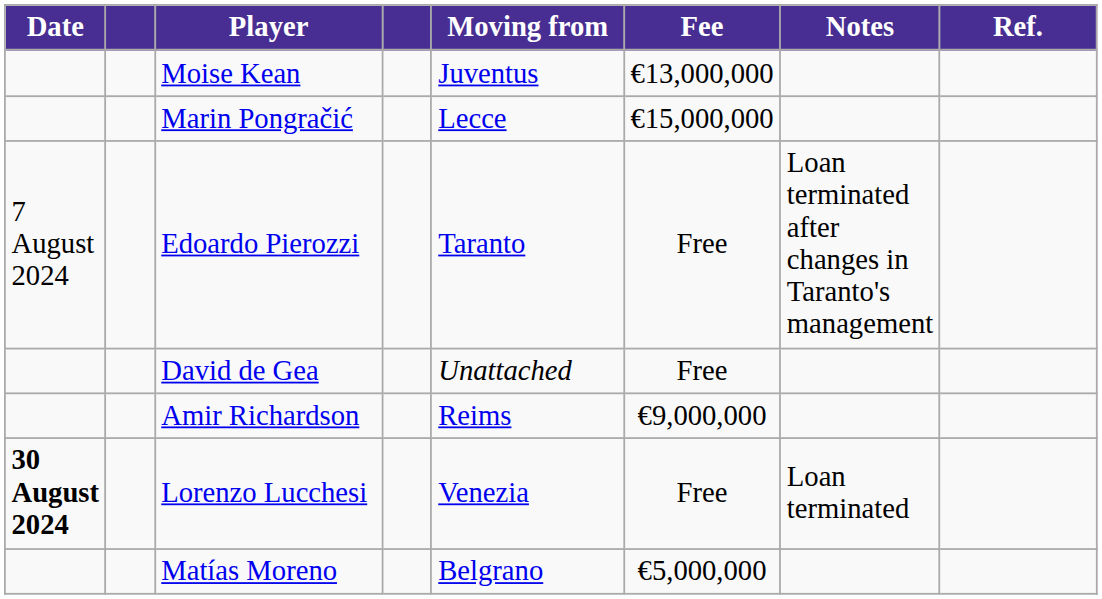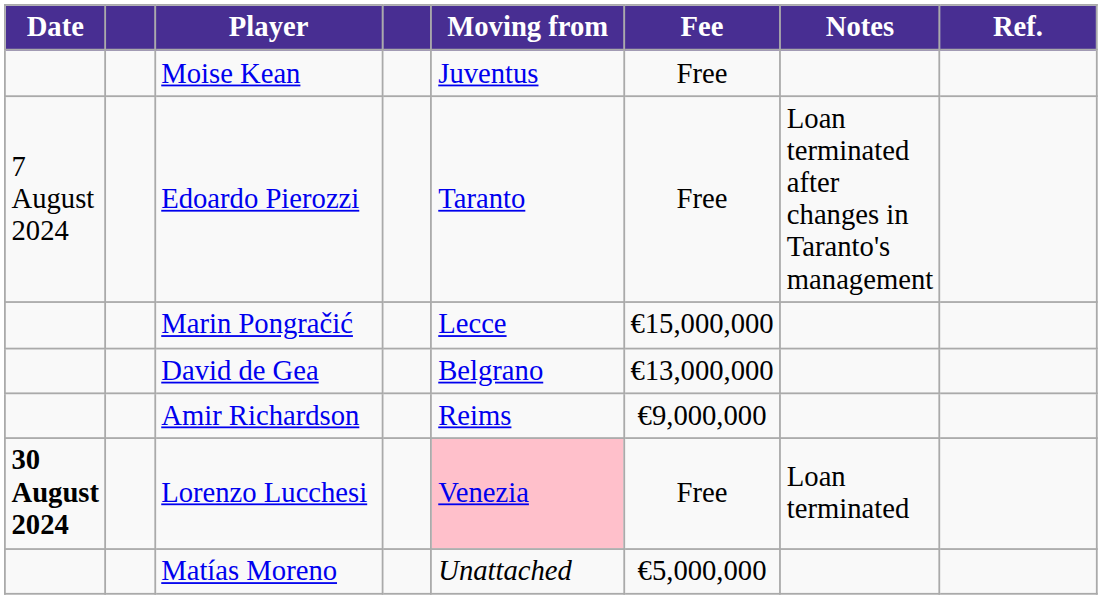(702, 72) €13,000,000 -> (702, 72) Free
rows swapped: (257, 118) <-> (260, 244)
(505, 369) Unattached -> (491, 369) Belgrano
(702, 369) Free -> (702, 369) €13,000,000
(484, 493) no background -> (484, 493) pink background
(491, 570) Belgrano -> (505, 570) Unattached
